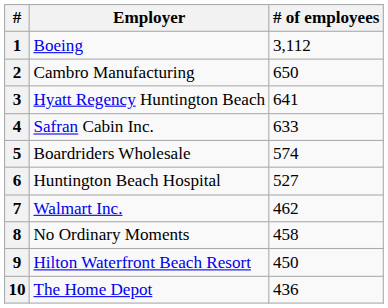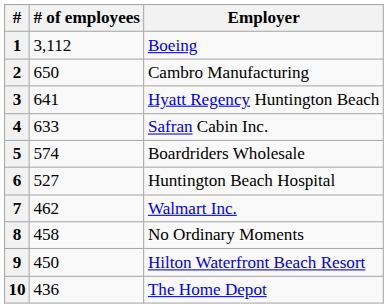columns swapped: (149, 18) <-> (326, 18)
